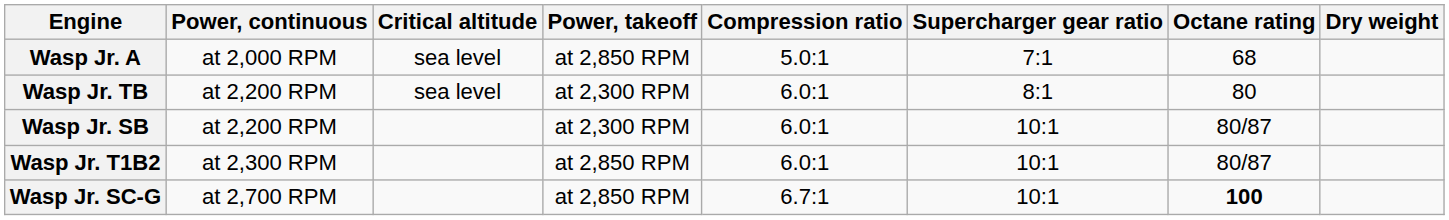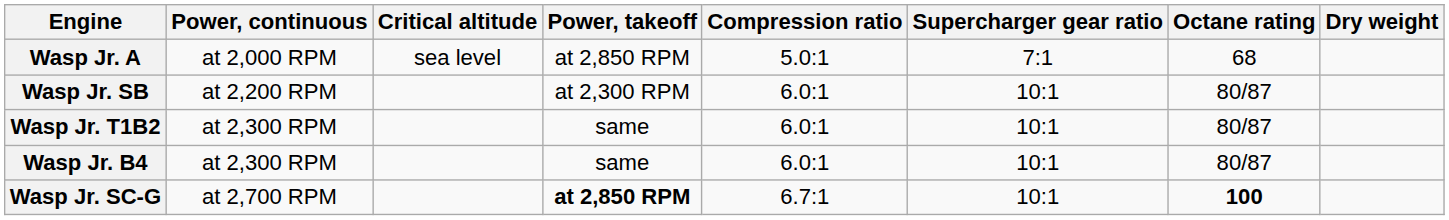- row: (85, 92)
(622, 162) at 2,850 RPM -> (622, 127) same
+ row: (85, 162)
(622, 197) normal -> (622, 197) bold
